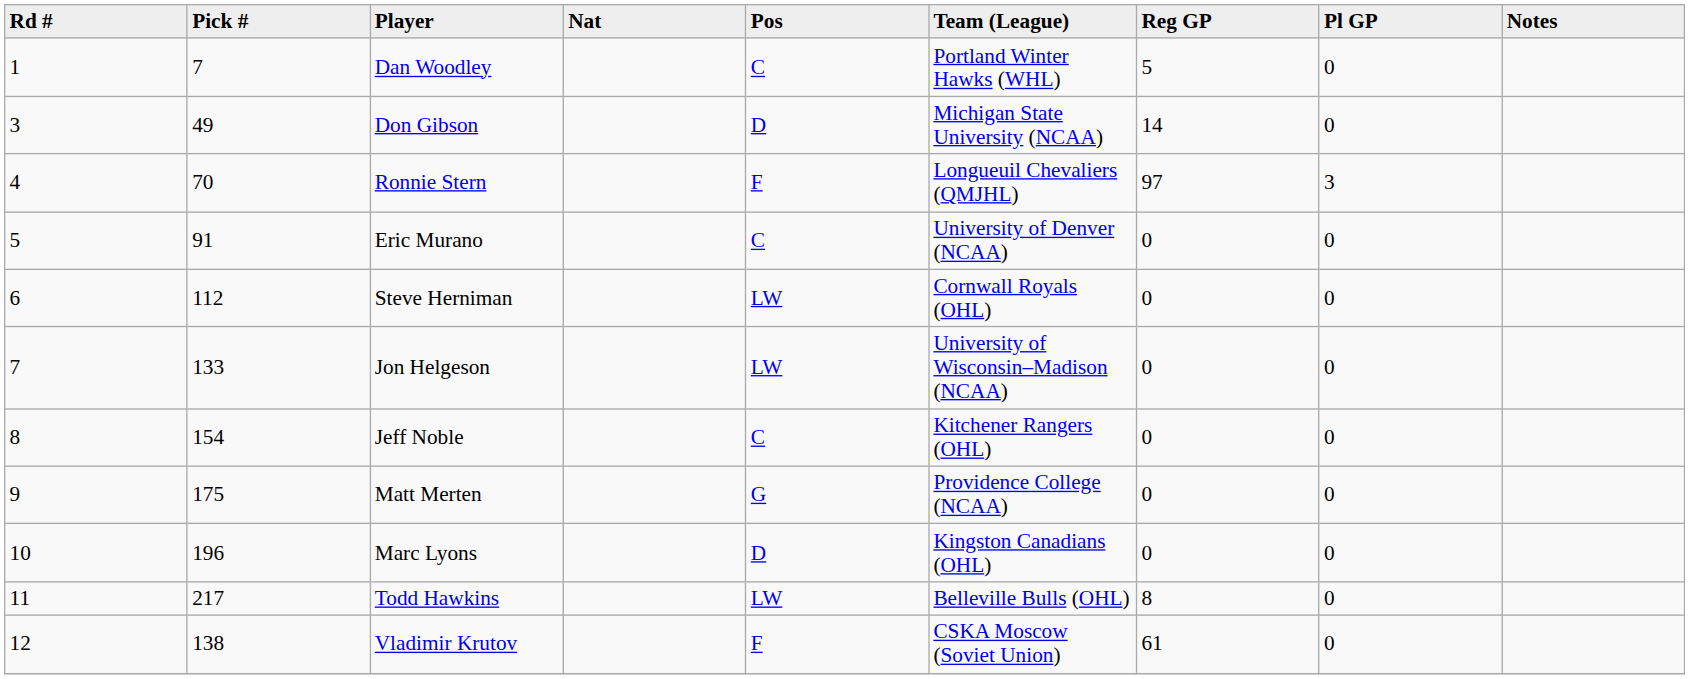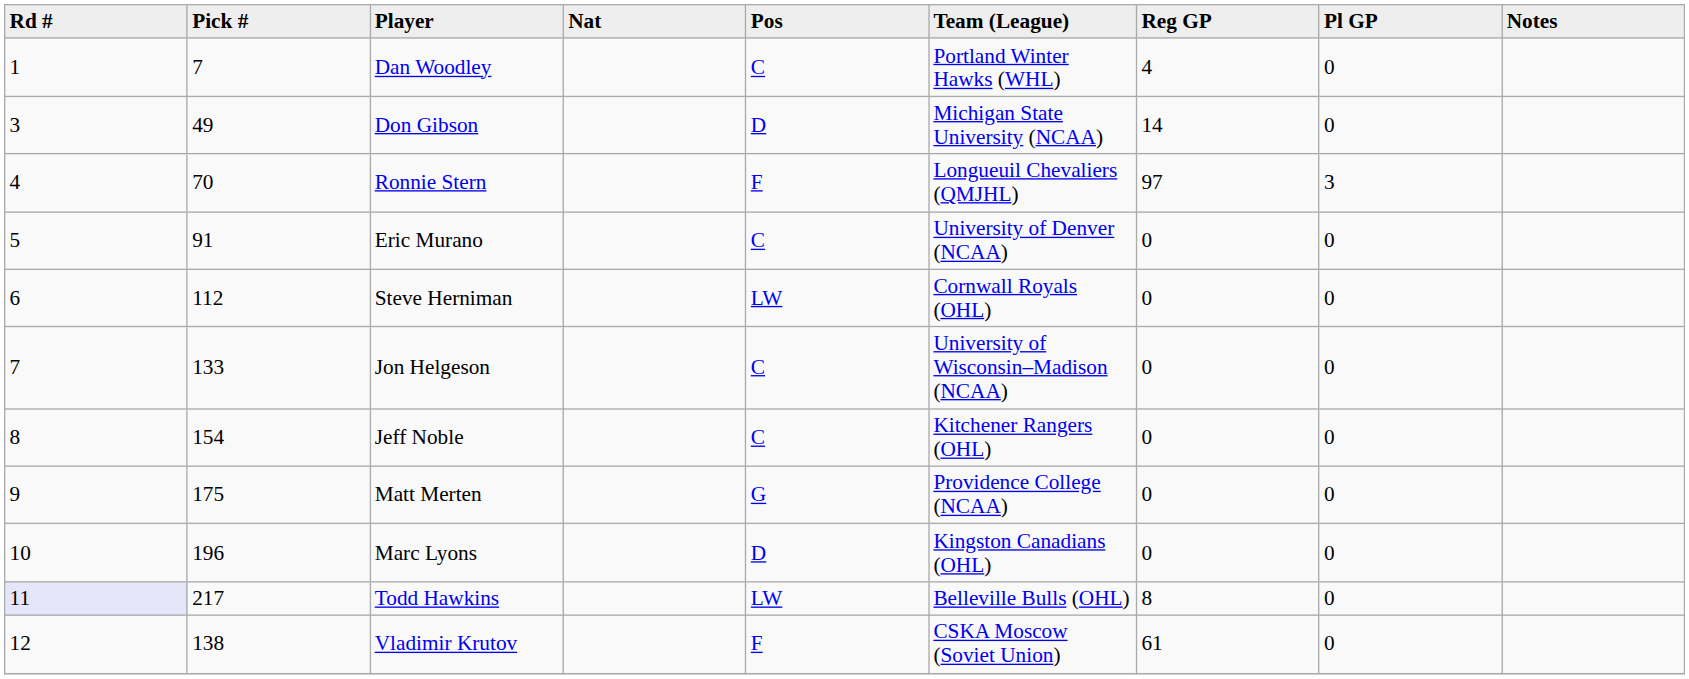(1147, 67) 5 -> (1147, 67) 4
(767, 367) LW -> (758, 367) C
(20, 598) no background -> (20, 598) lavender background
